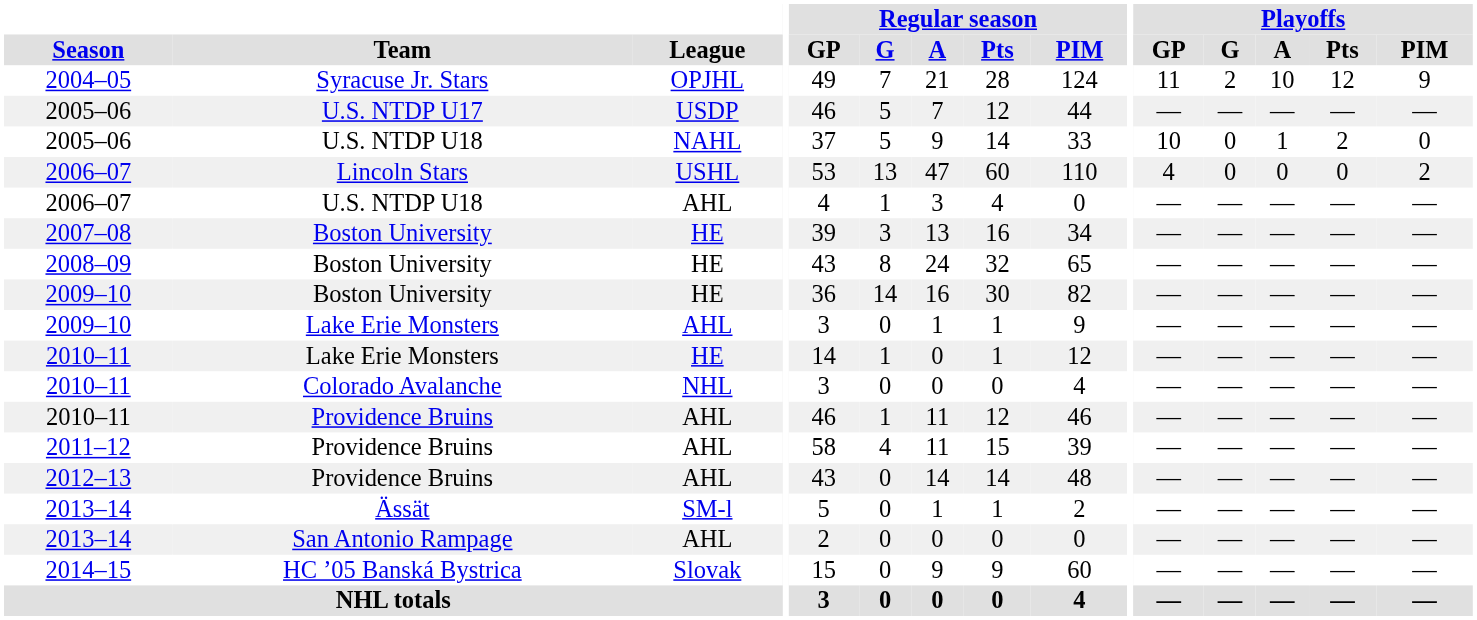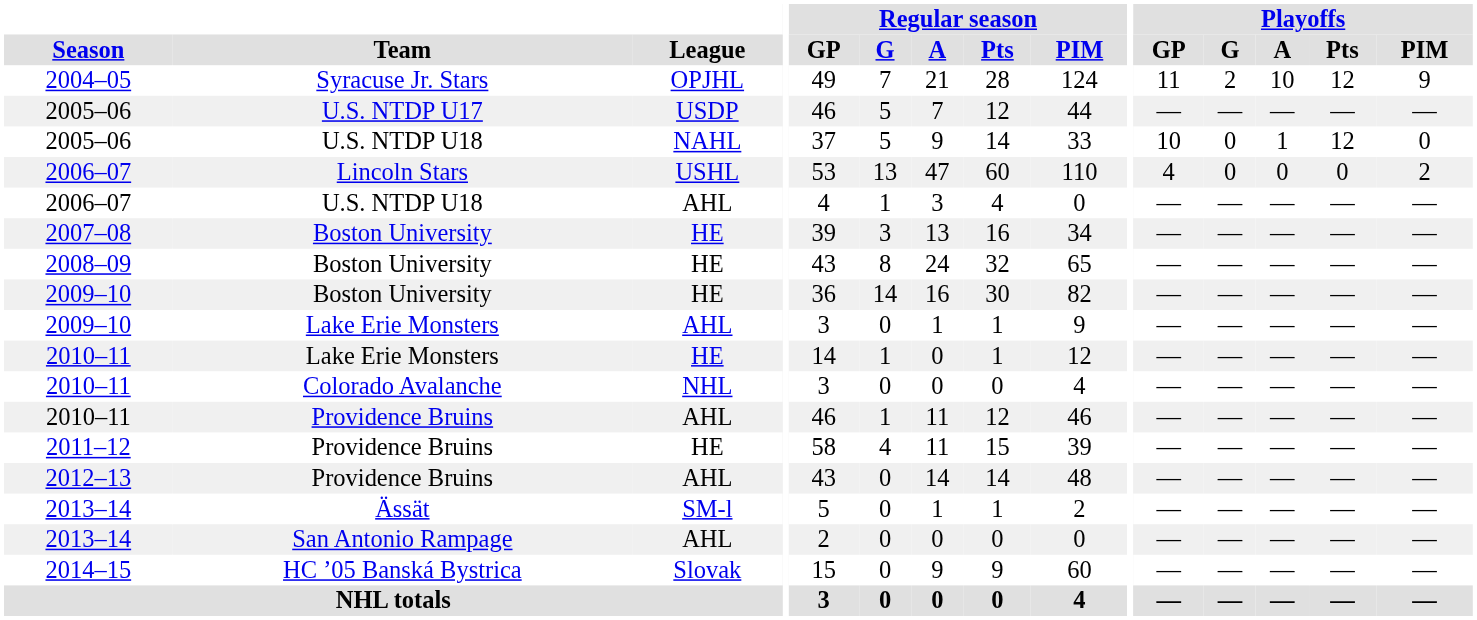(1342, 141) 2 -> (1342, 141) 12
(707, 447) AHL -> (707, 447) HE
